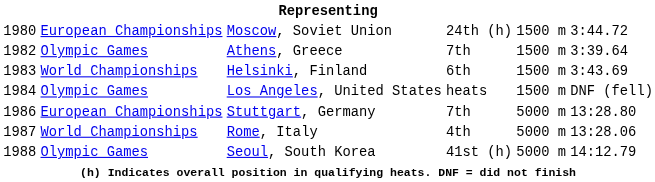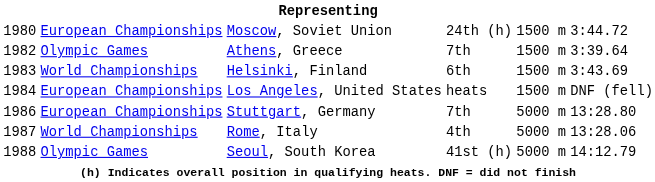(94, 92) Olympic Games -> (131, 92) European Championships
